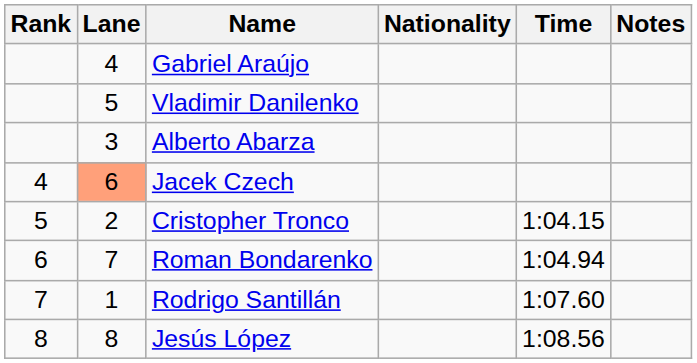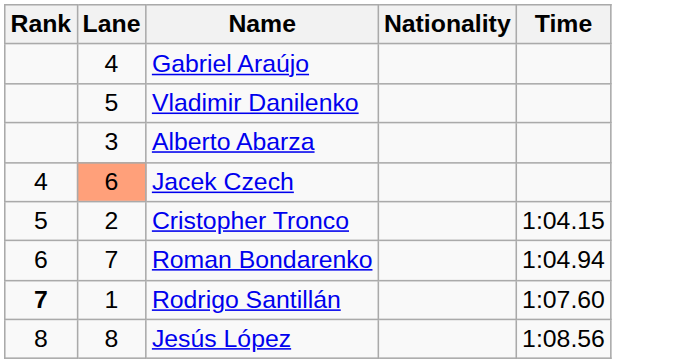- column: (651, 24)
(41, 299) normal -> (41, 299) bold
